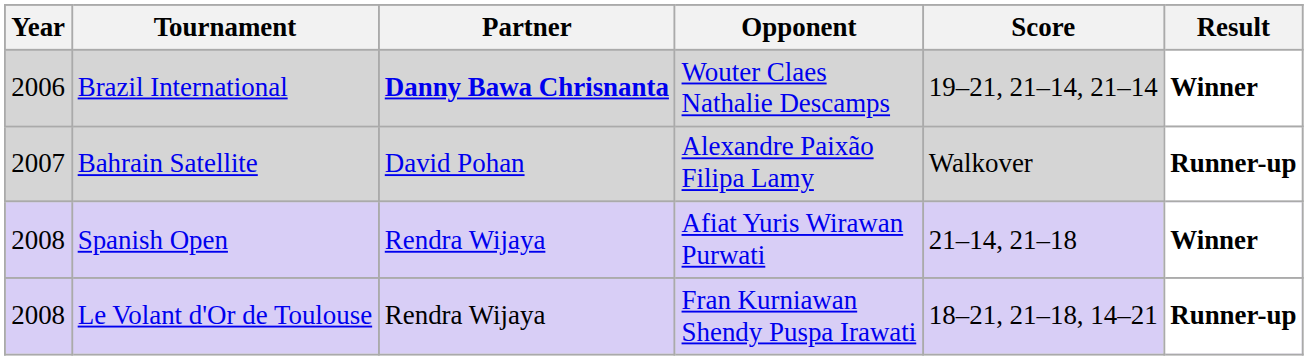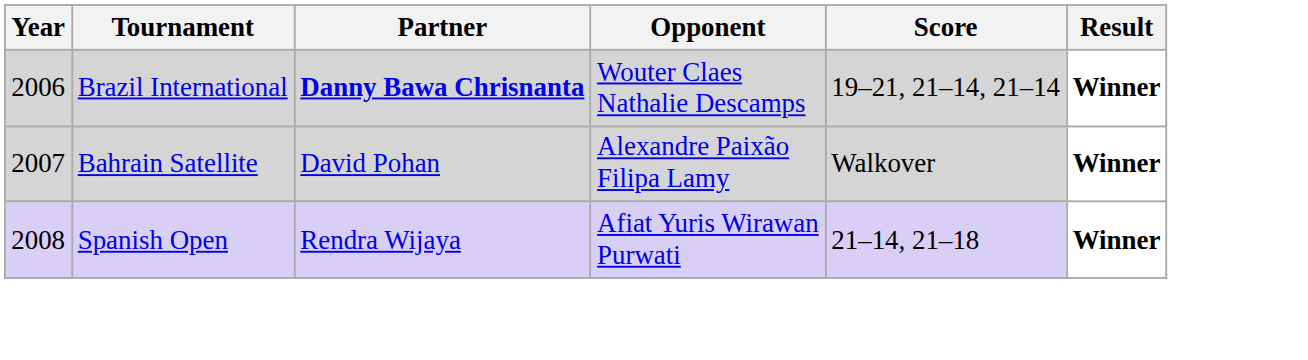(1233, 163) Runner-up -> (1117, 163) Winner
- row: (225, 316)
